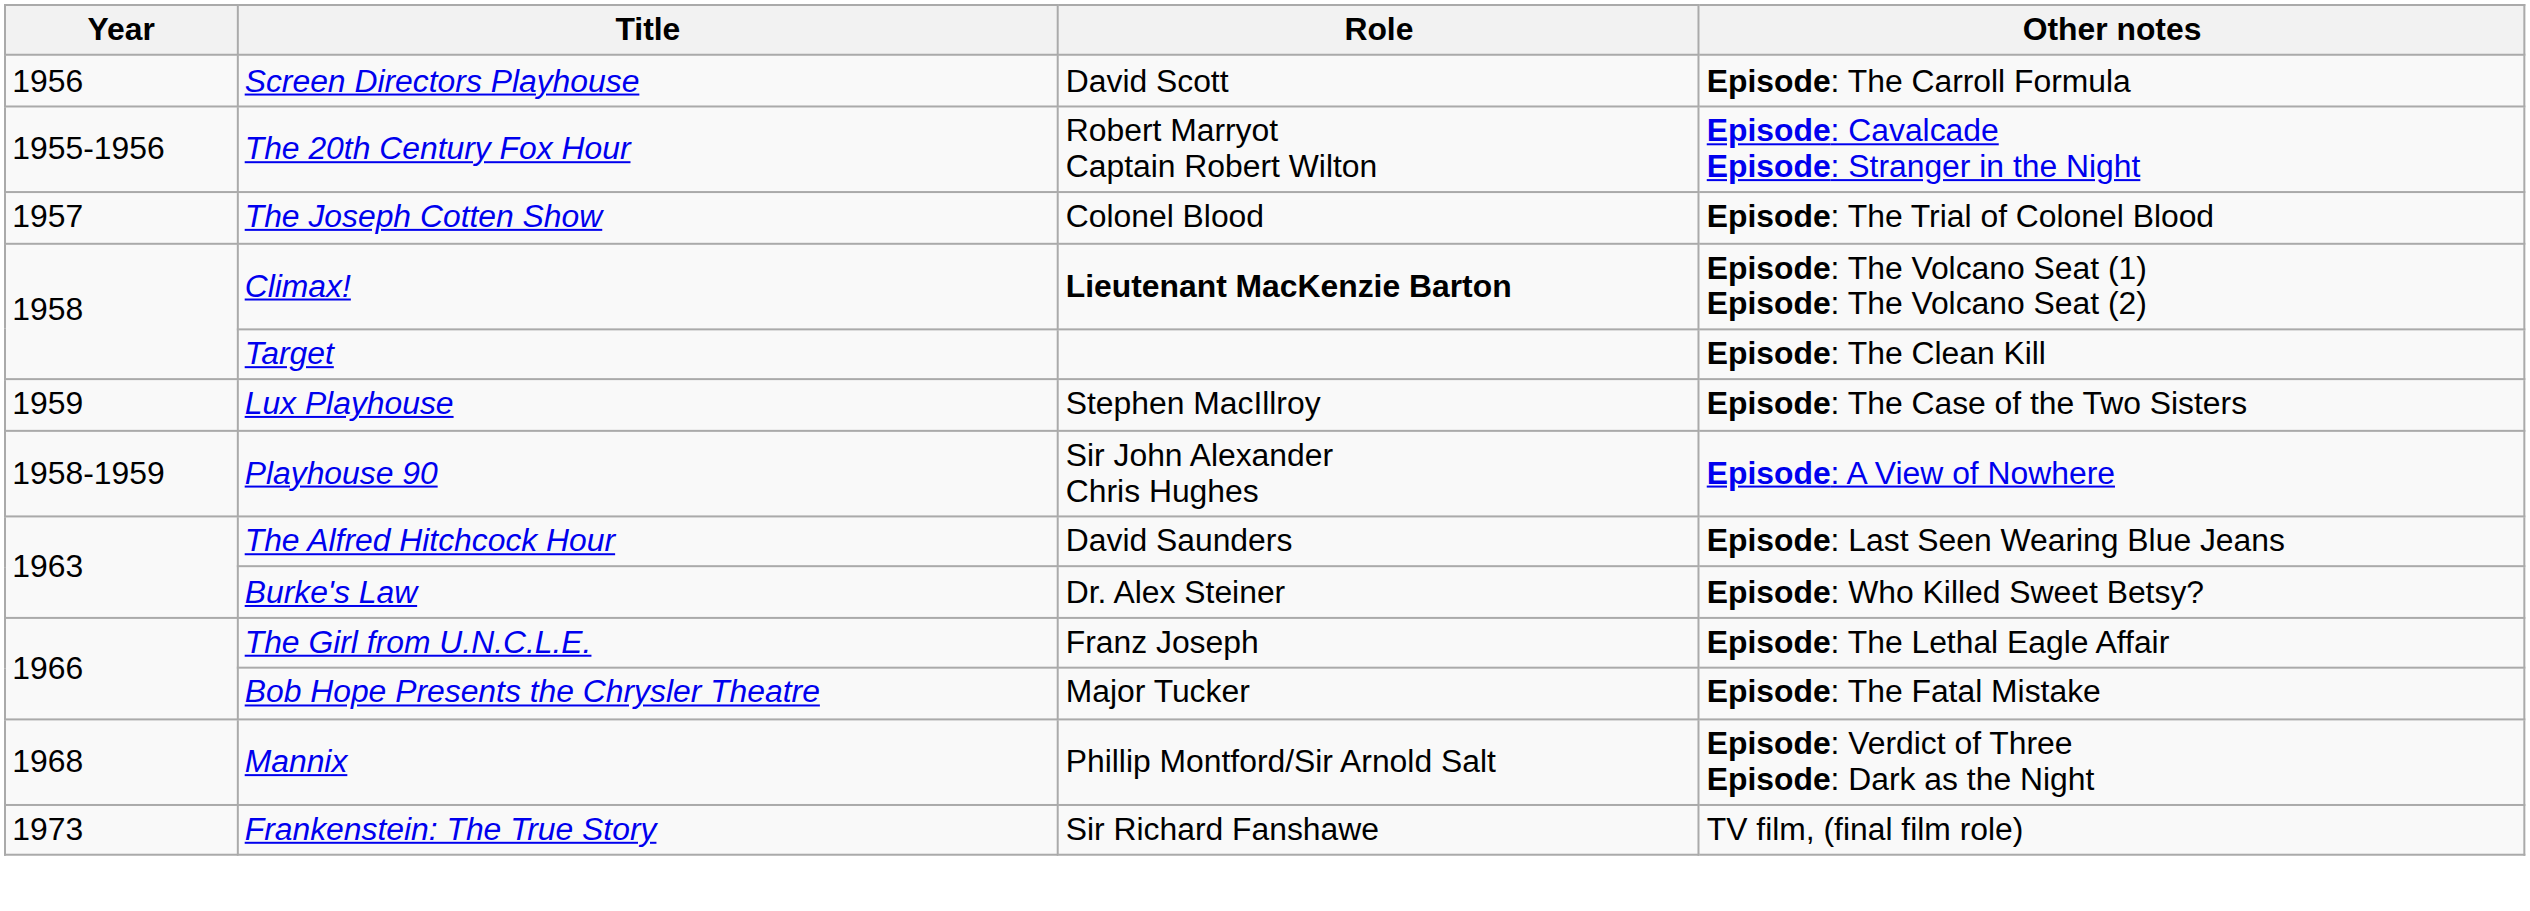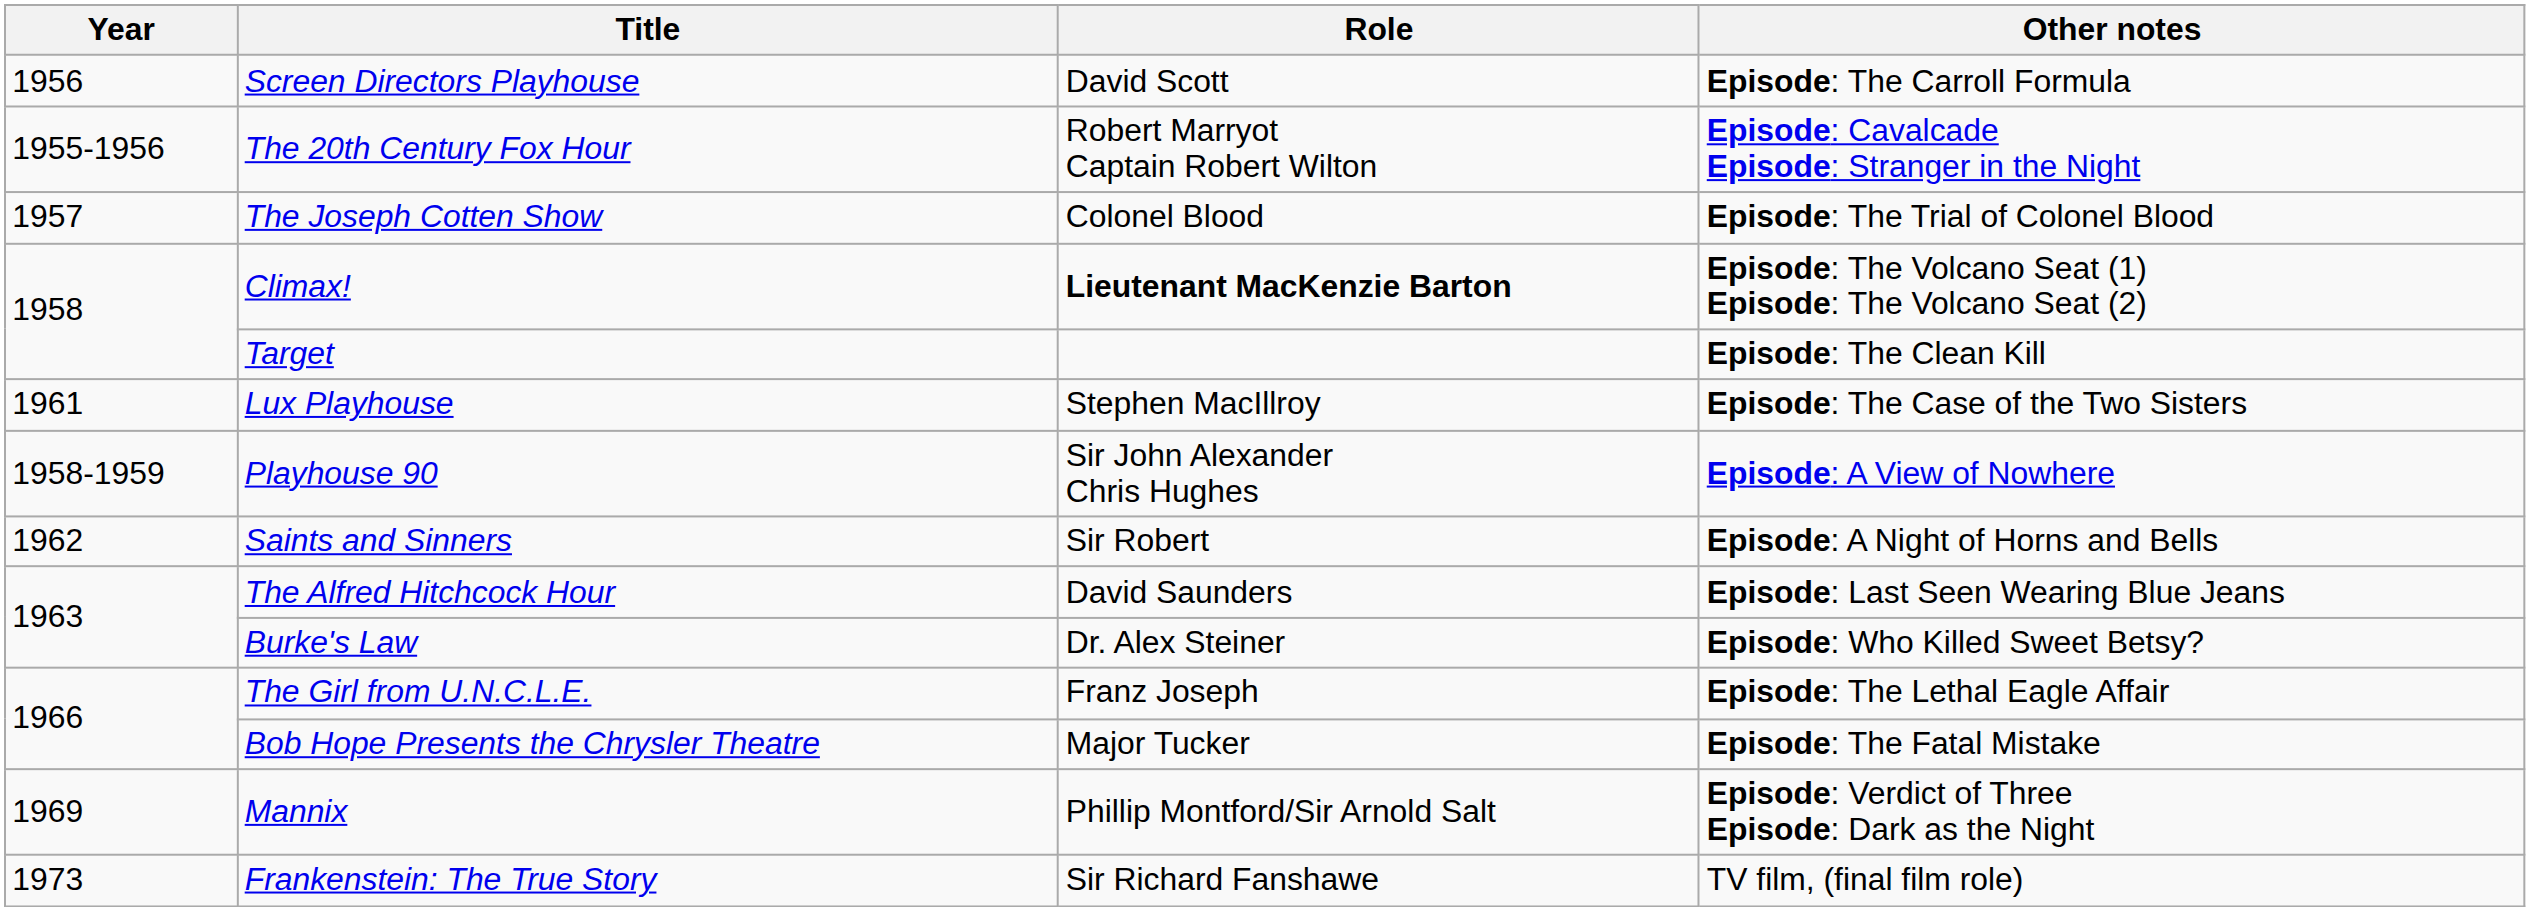(48, 404) 1959 -> (48, 404) 1961
+ row: (378, 541)
(48, 761) 1968 -> (48, 811) 1969
